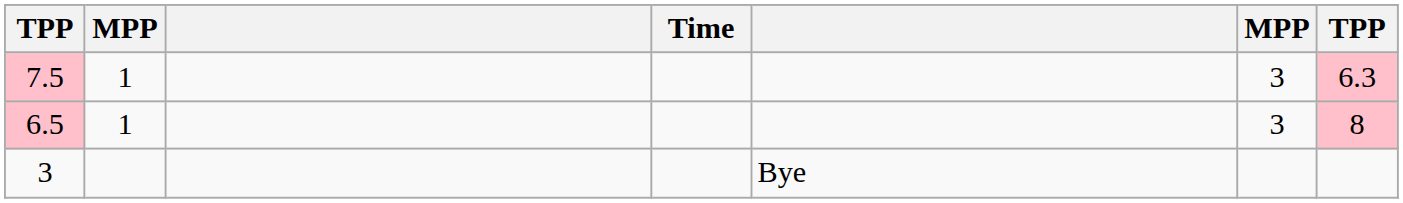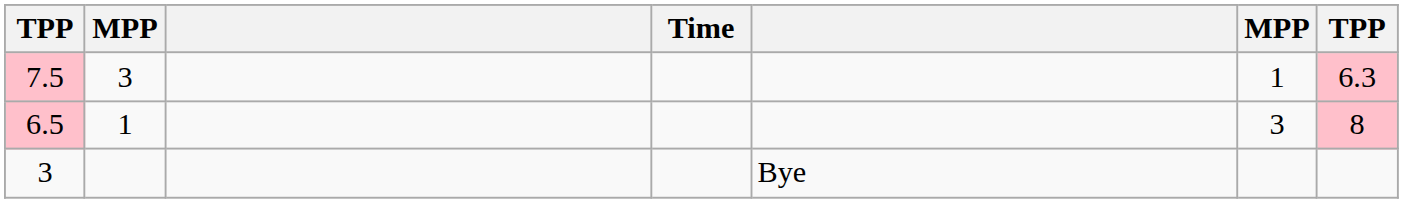(125, 76) 1 -> (125, 76) 3
(1277, 76) 3 -> (1277, 76) 1
